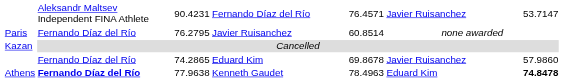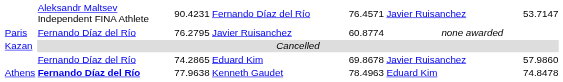(366, 32) 60.8514 -> (366, 32) 60.8774
(541, 73) bold -> (541, 73) normal
